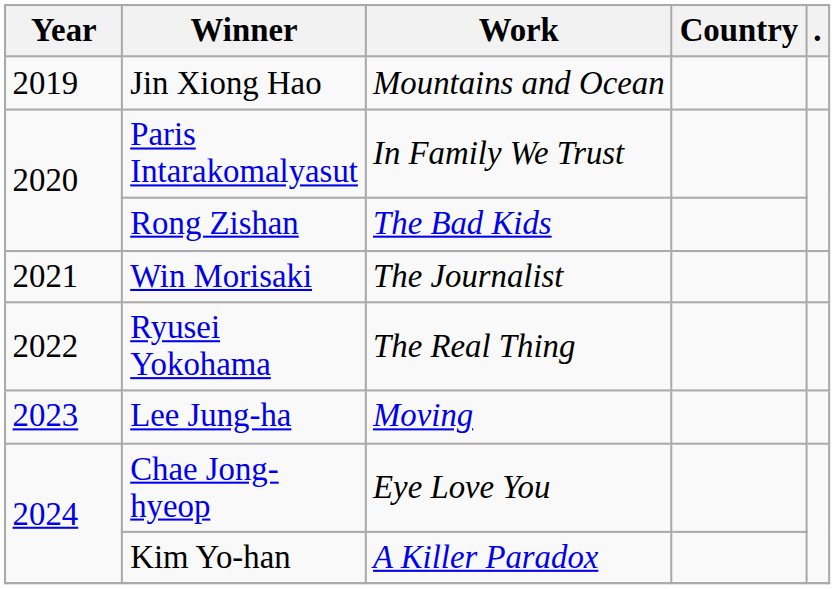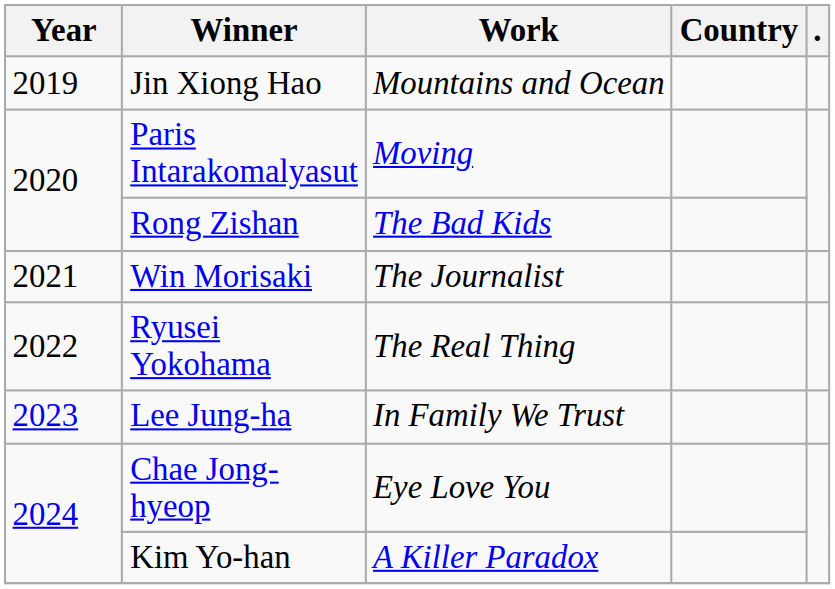(499, 152) In Family We Trust -> (423, 152) Moving
(423, 416) Moving -> (499, 416) In Family We Trust
